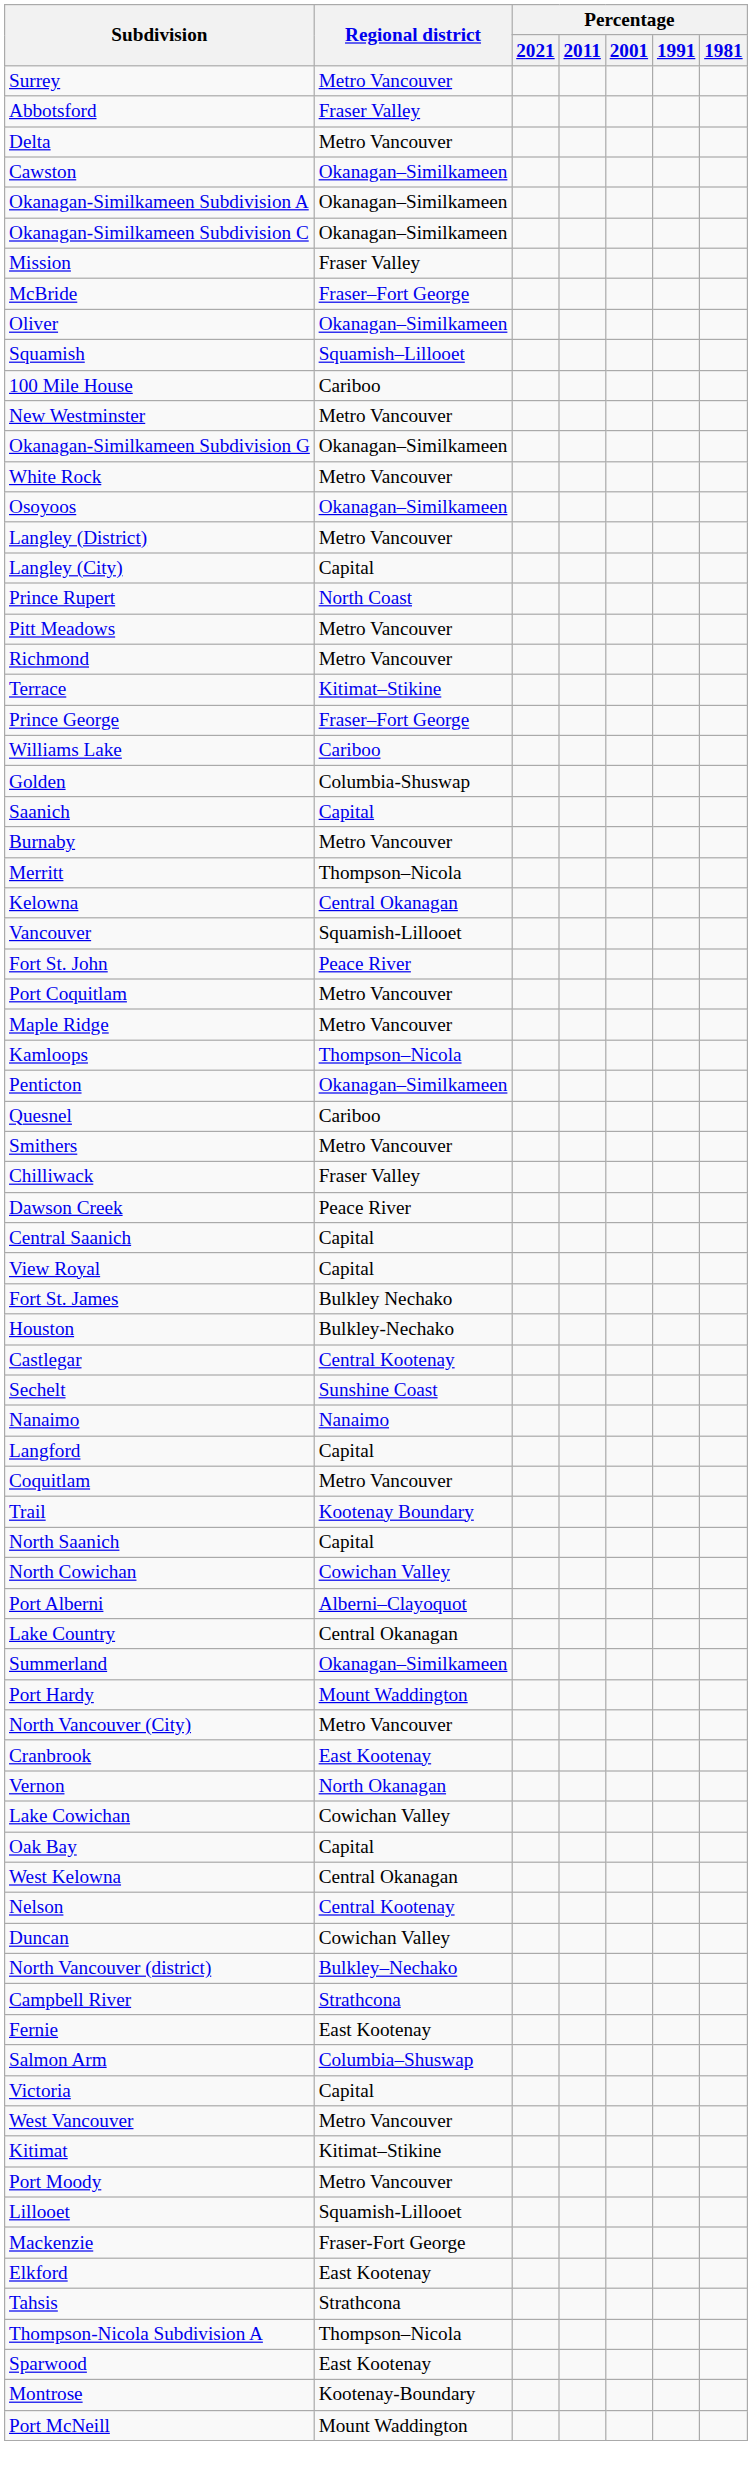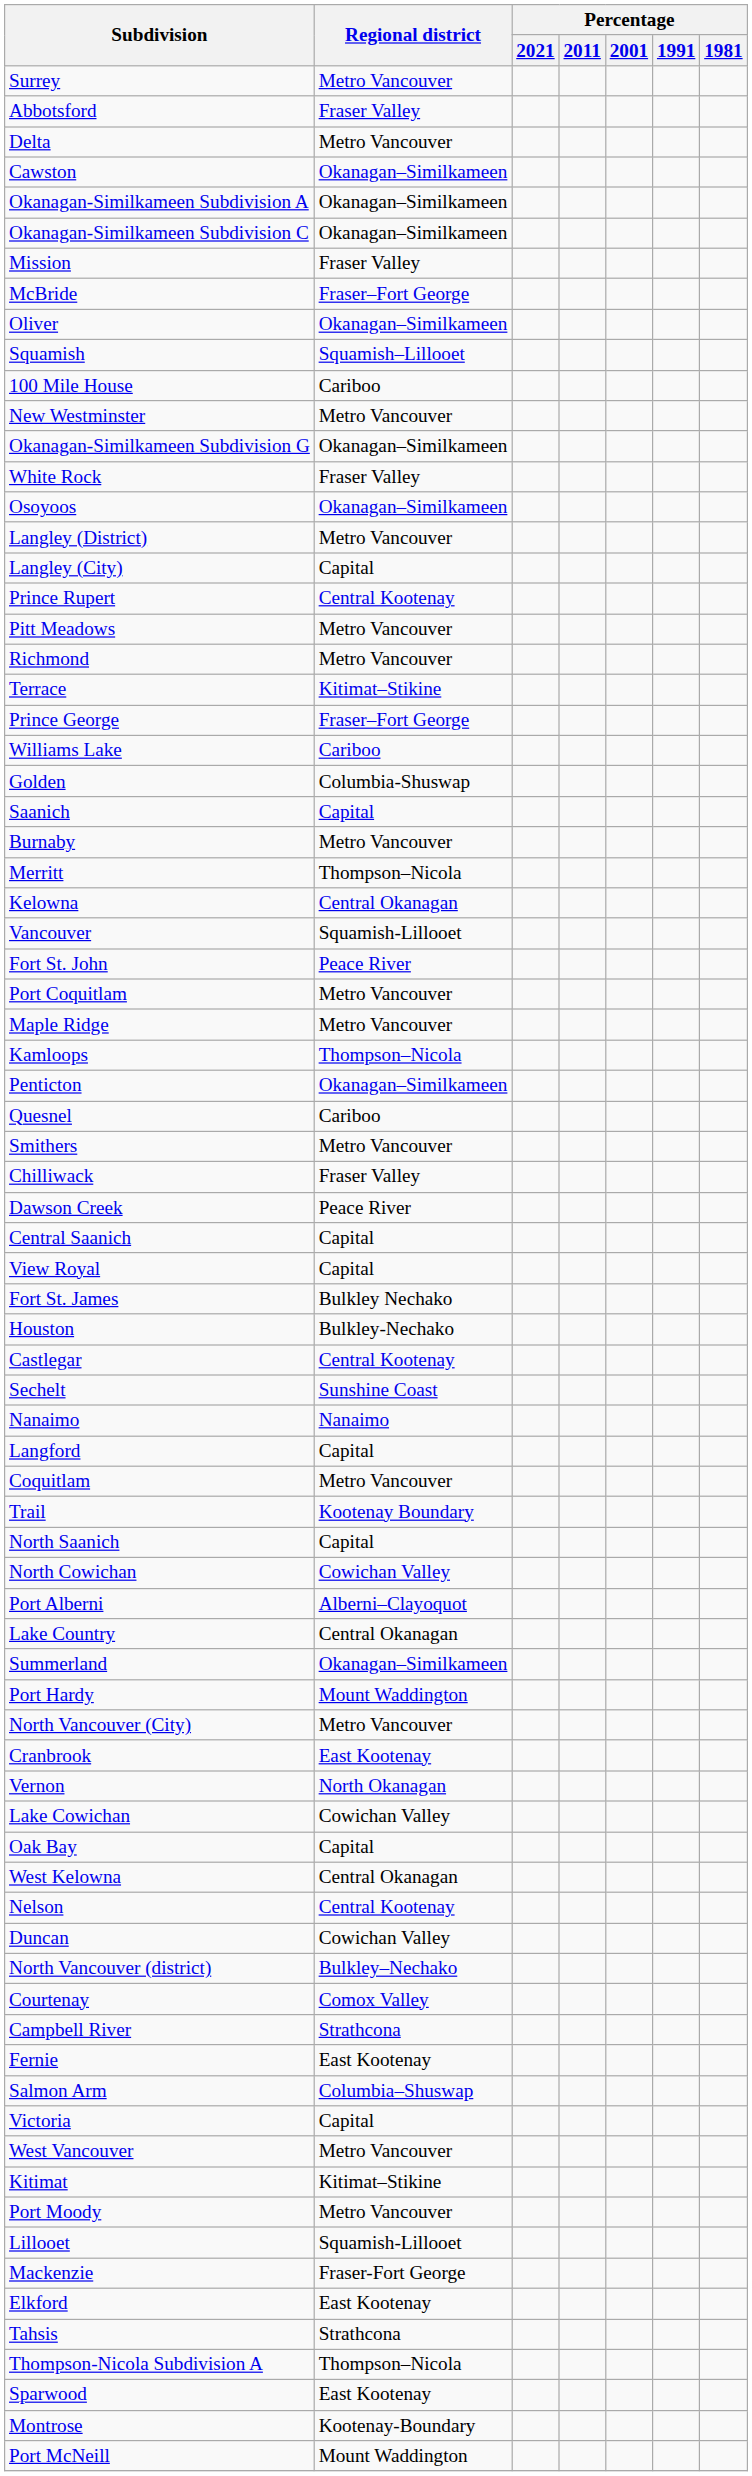(385, 476) Metro Vancouver -> (369, 476) Fraser Valley
(365, 598) North Coast -> (387, 598) Central Kootenay
+ row: (49, 1998)
